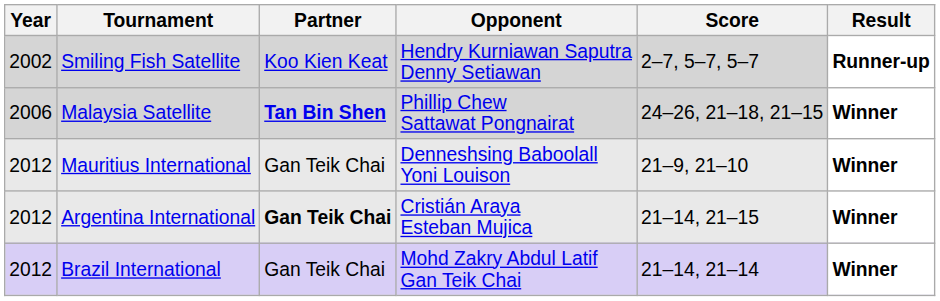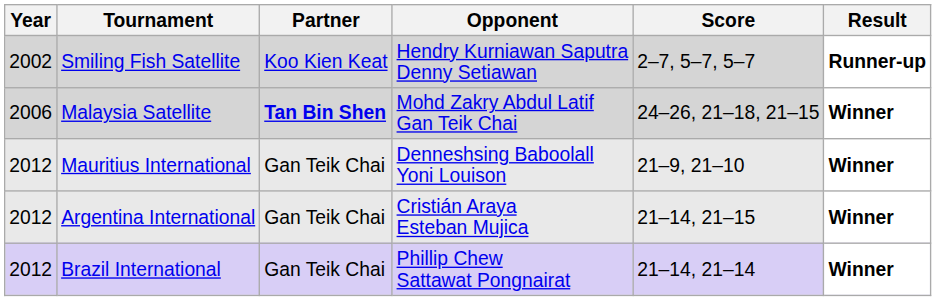(487, 113) Phillip Chew Sattawat Pongnairat -> (495, 113) Mohd Zakry Abdul Latif Gan Teik Chai
(328, 217) bold -> (325, 217) normal
(499, 269) Mohd Zakry Abdul Latif Gan Teik Chai -> (483, 269) Phillip Chew Sattawat Pongnairat
